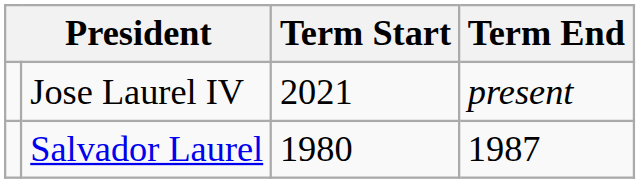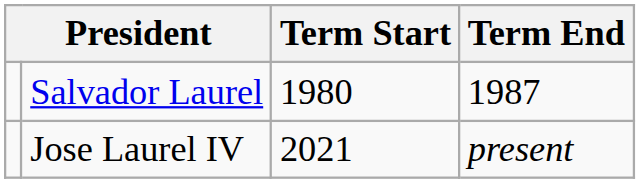rows swapped: (147, 148) <-> (137, 90)
